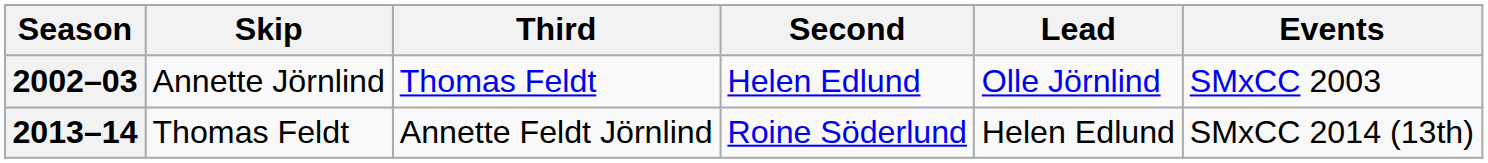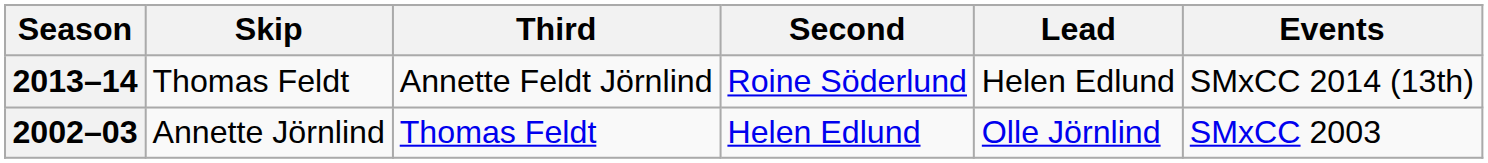rows swapped: (75, 81) <-> (75, 132)
